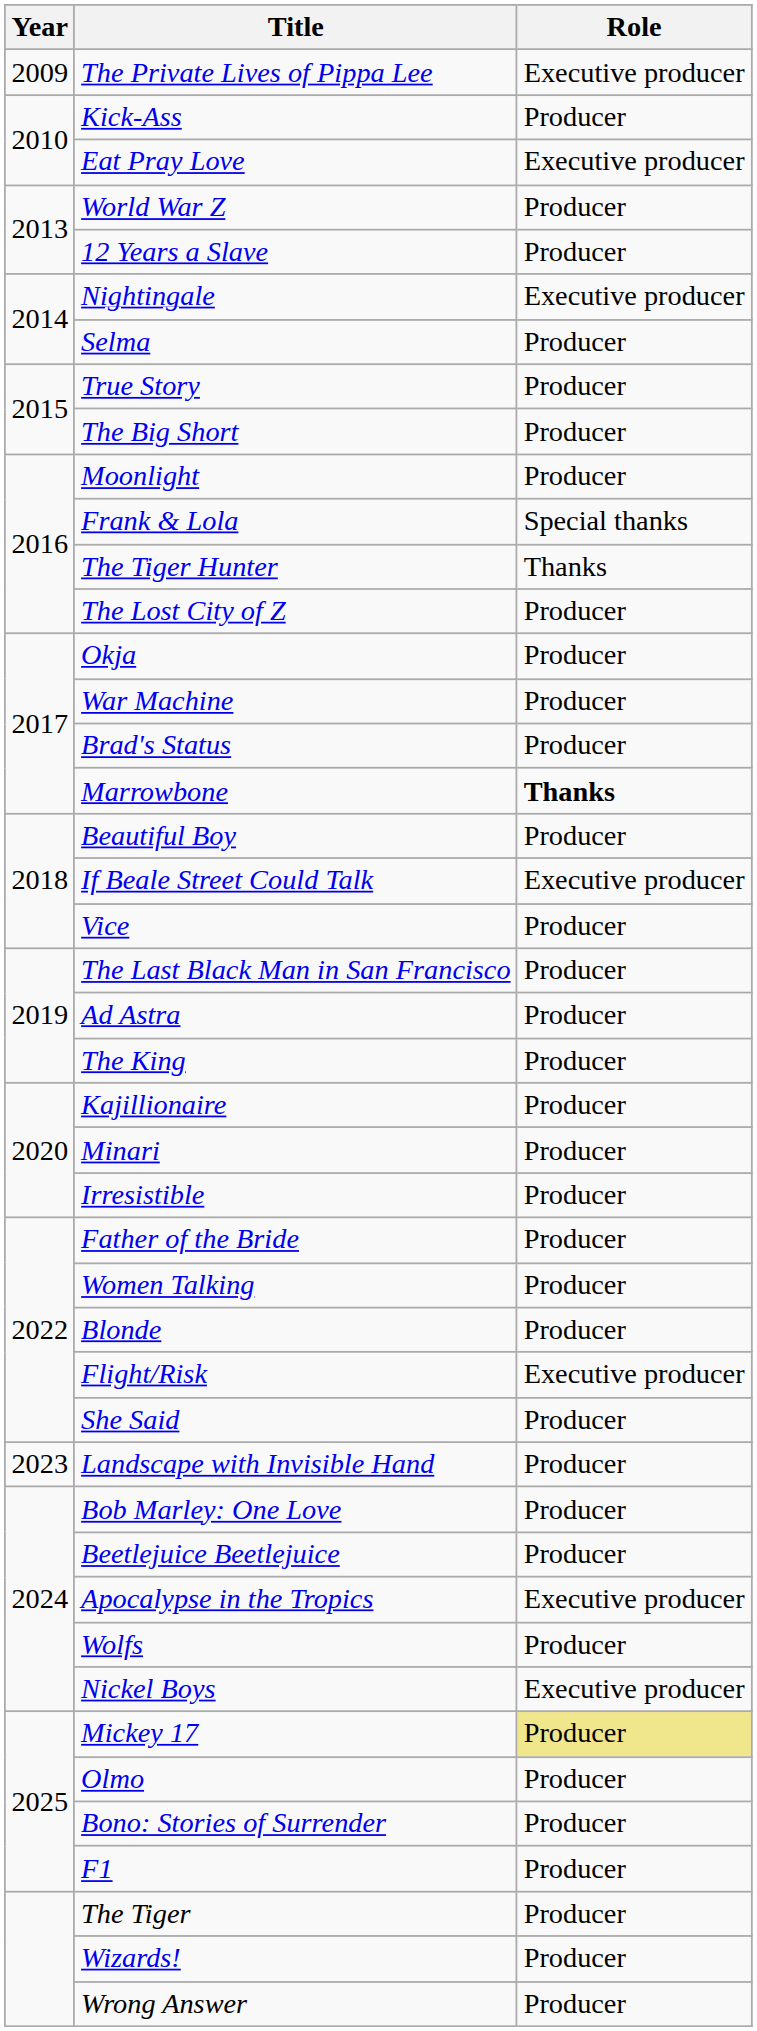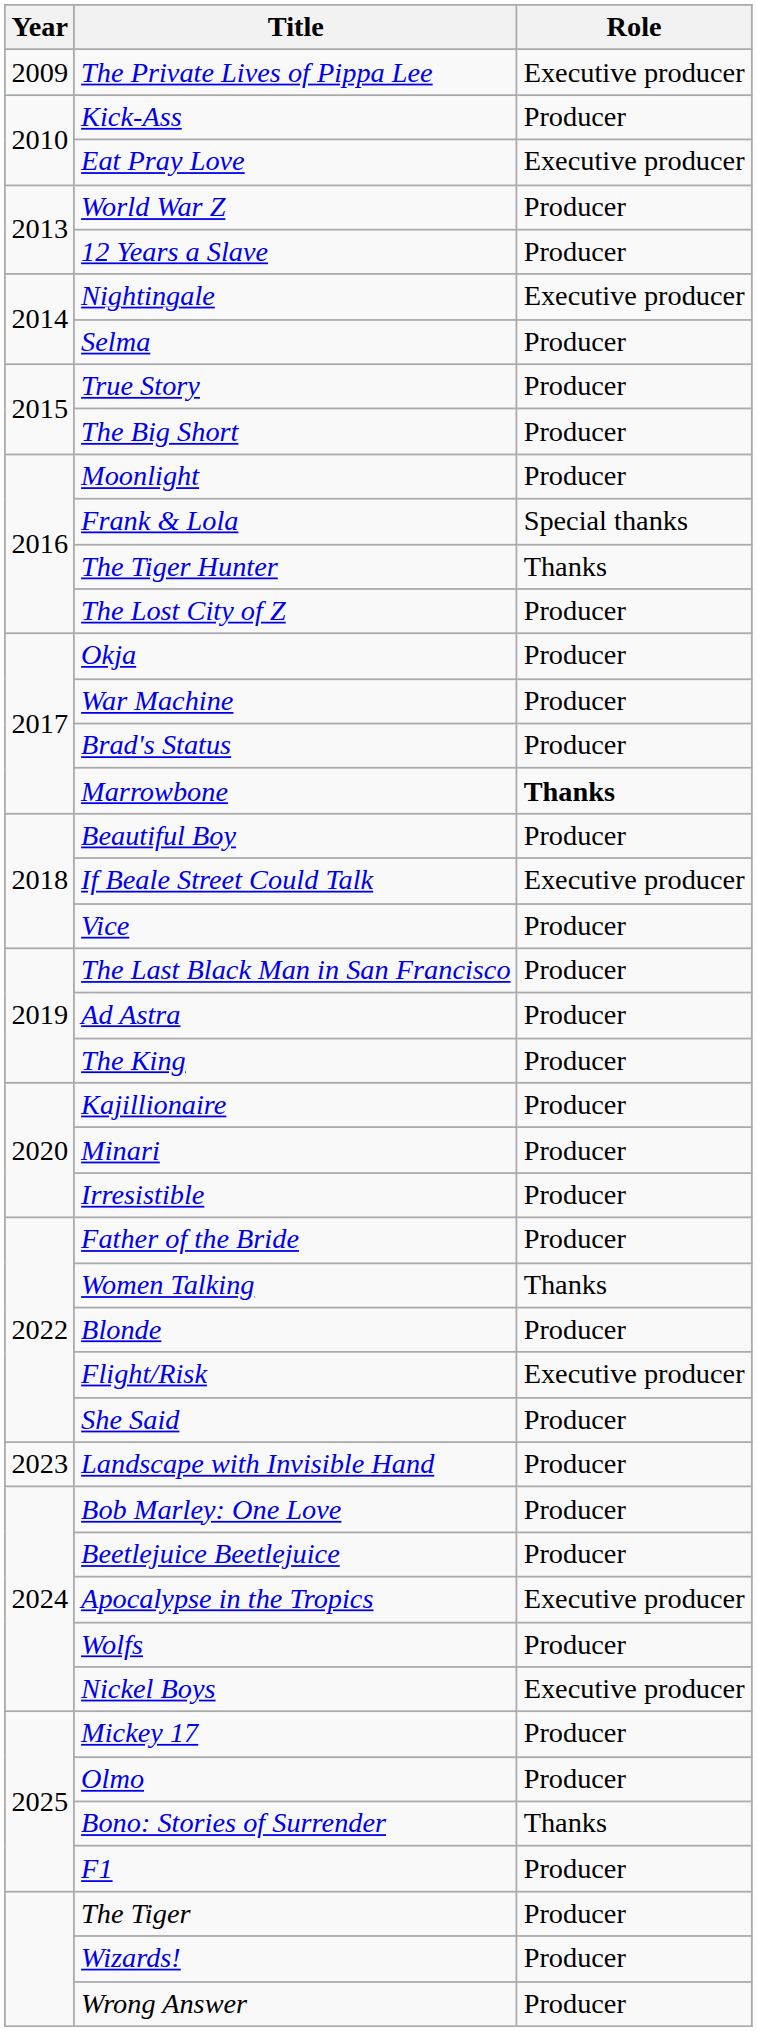(575, 1284) Producer -> (565, 1284) Thanks
(575, 1733) khaki background -> (575, 1733) no background
(575, 1823) Producer -> (565, 1823) Thanks
